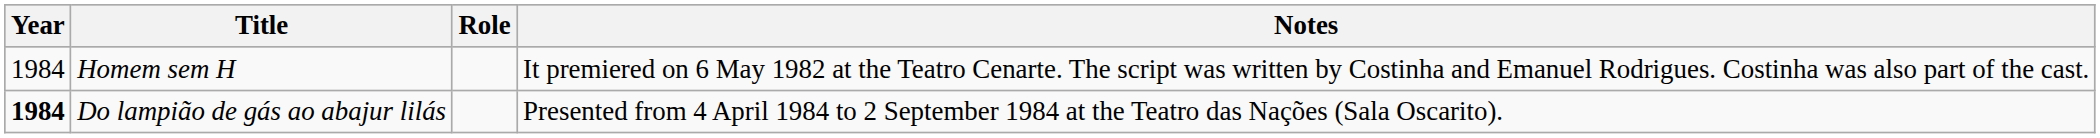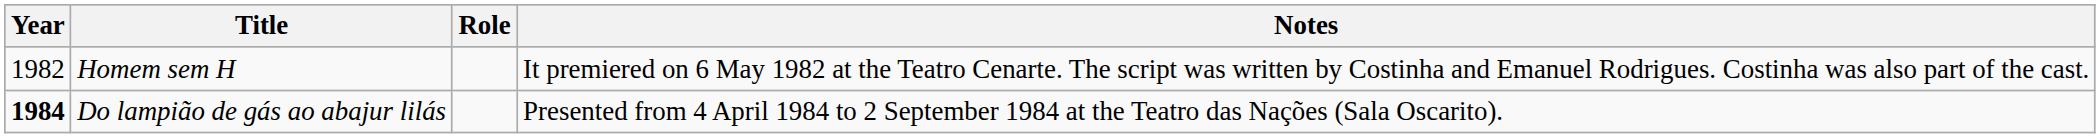(38, 68) 1984 -> (38, 68) 1982
